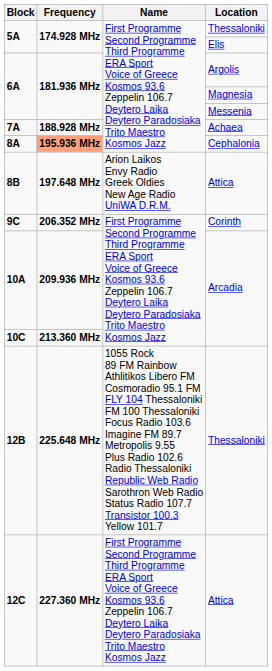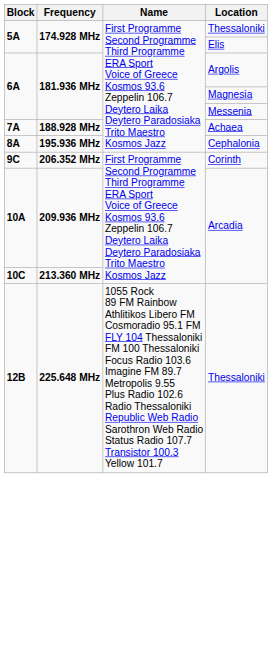(70, 144) lightsalmon background -> (70, 144) no background
- row: (13, 183)
- row: (16, 600)
